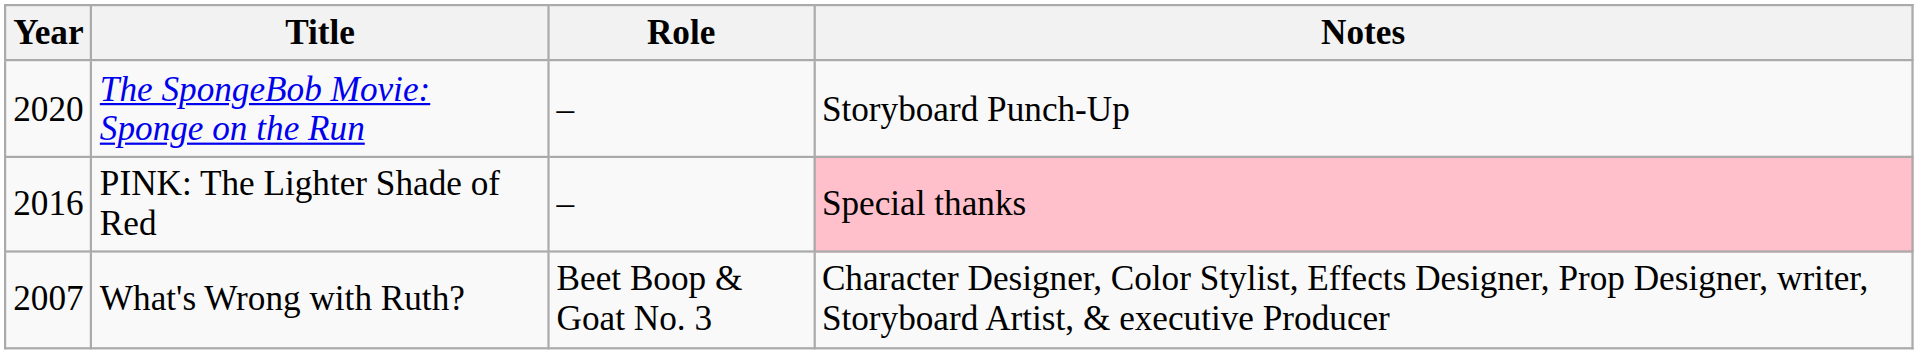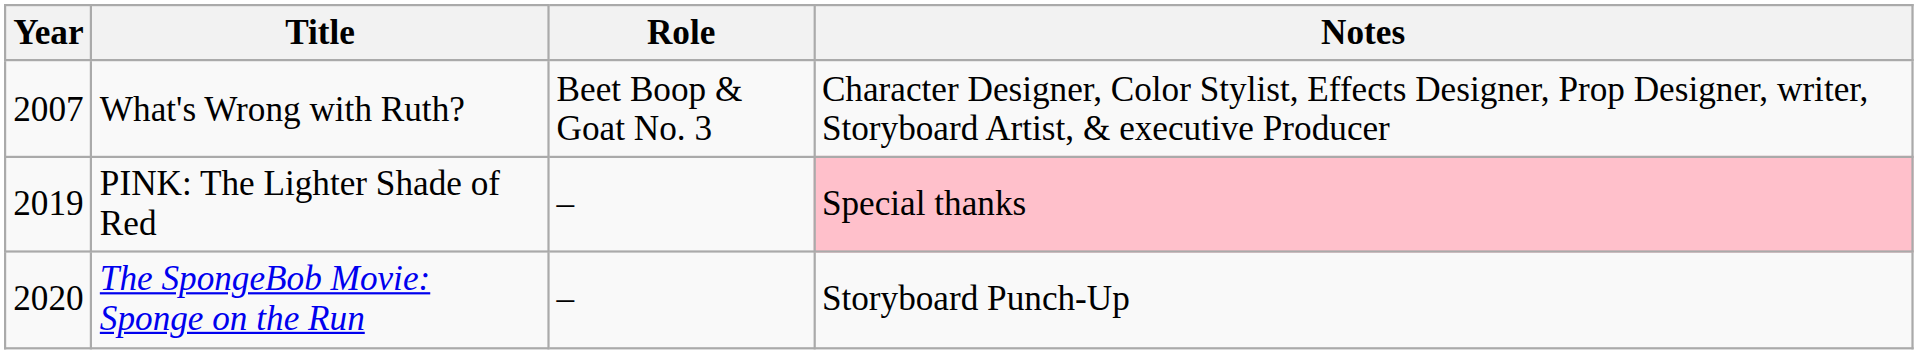rows swapped: (282, 298) <-> (265, 108)
(48, 203) 2016 -> (48, 203) 2019
